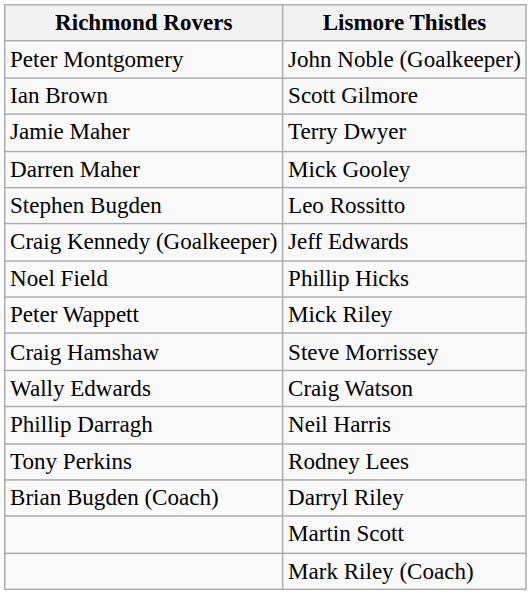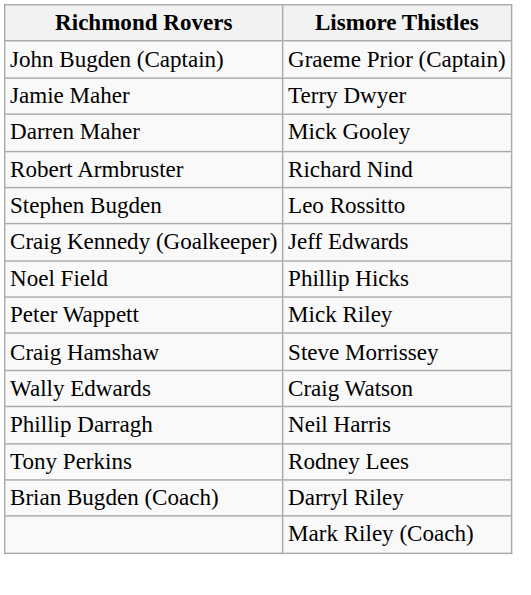+ row: (397, 59)
- row: (404, 59)
- row: (353, 95)
+ row: (350, 168)
- row: (346, 534)
